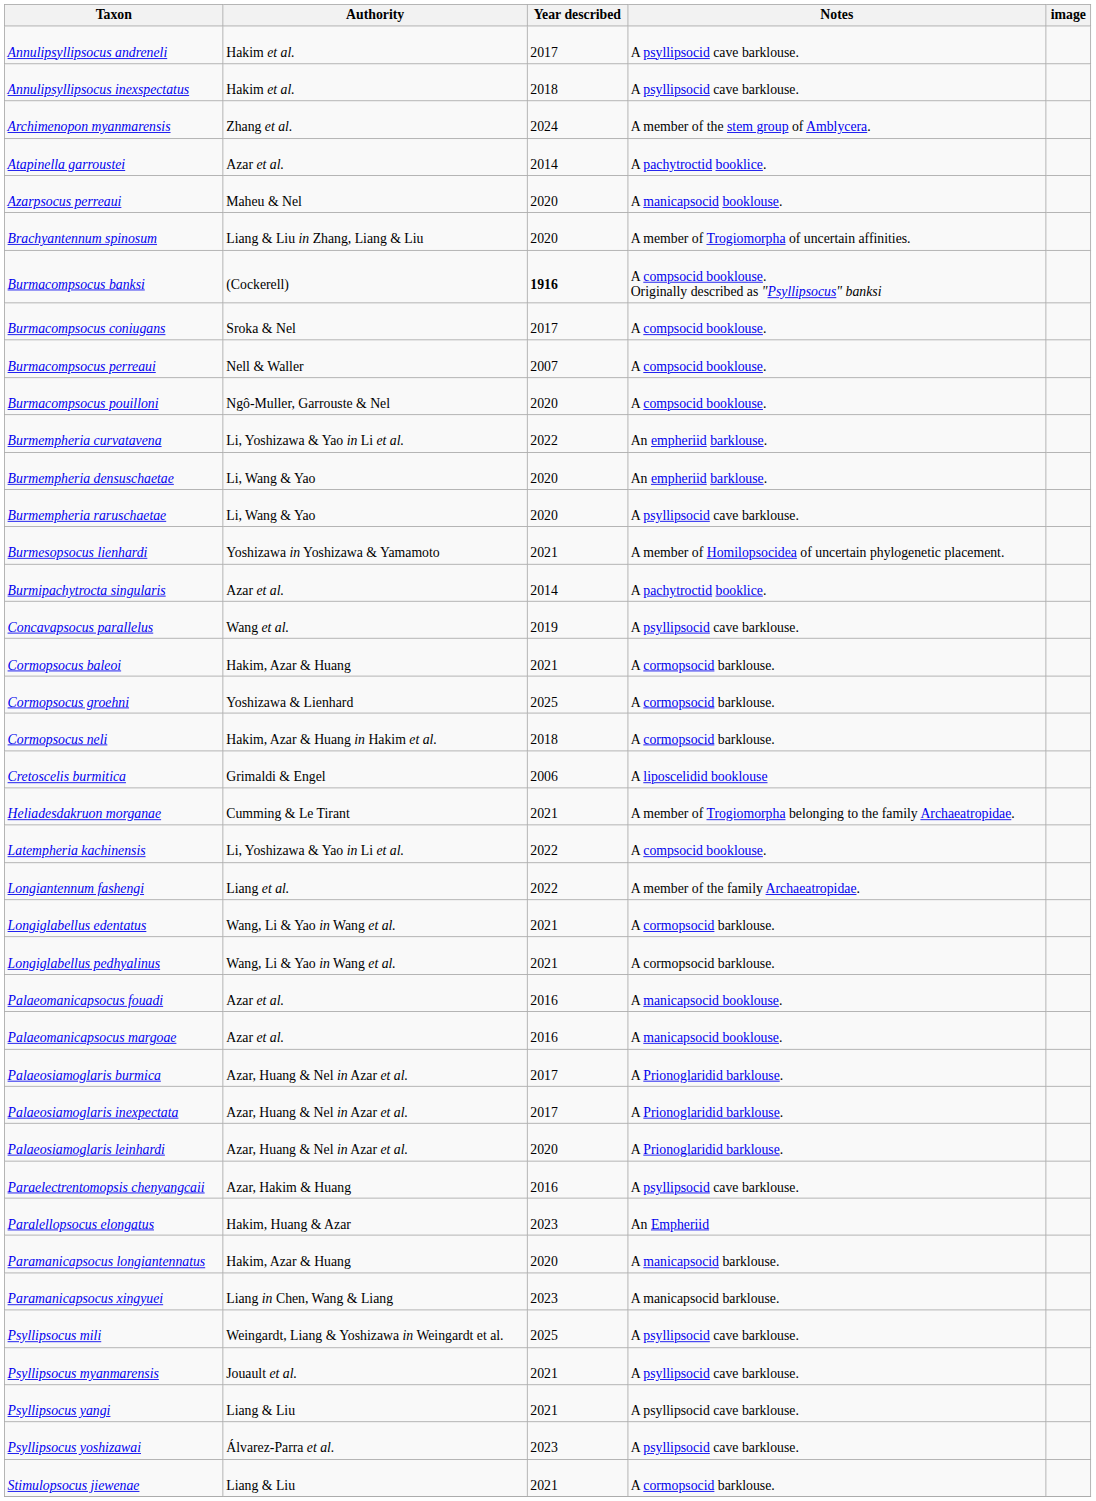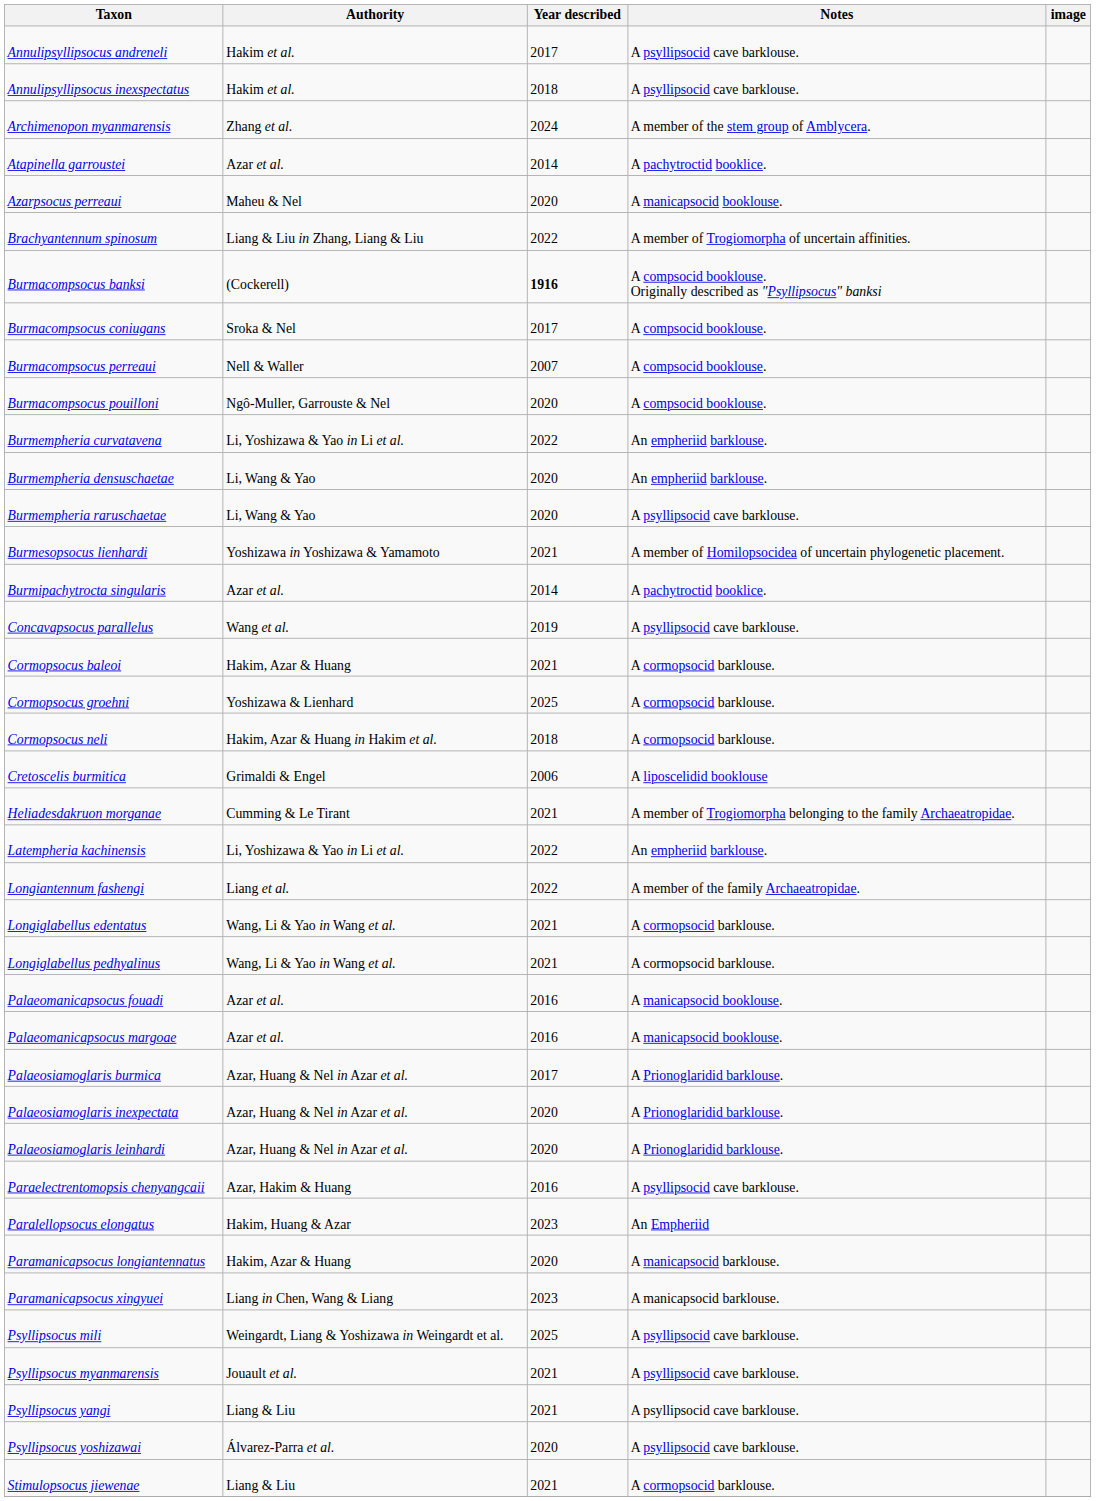(544, 239) 2020 -> (544, 239) 2022
(699, 851) A compsocid booklouse. -> (699, 851) An empheriid barklouse.
(544, 1112) 2017 -> (544, 1112) 2020
(544, 1448) 2023 -> (544, 1448) 2020
